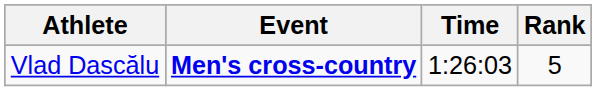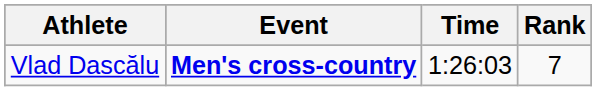(555, 65) 5 -> (555, 65) 7
